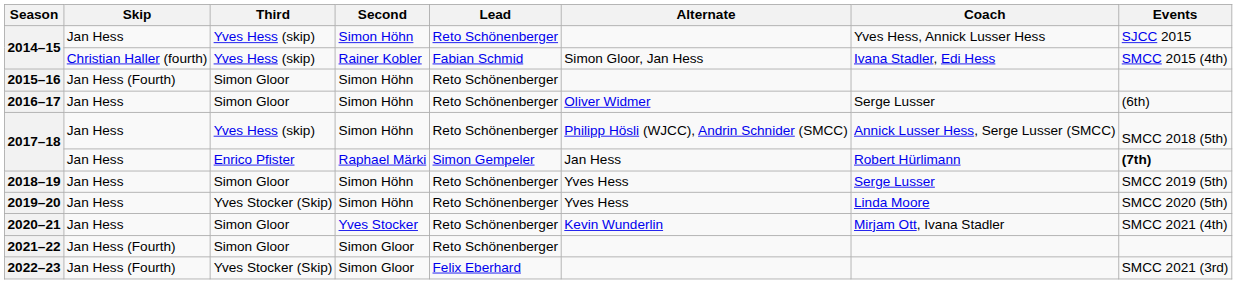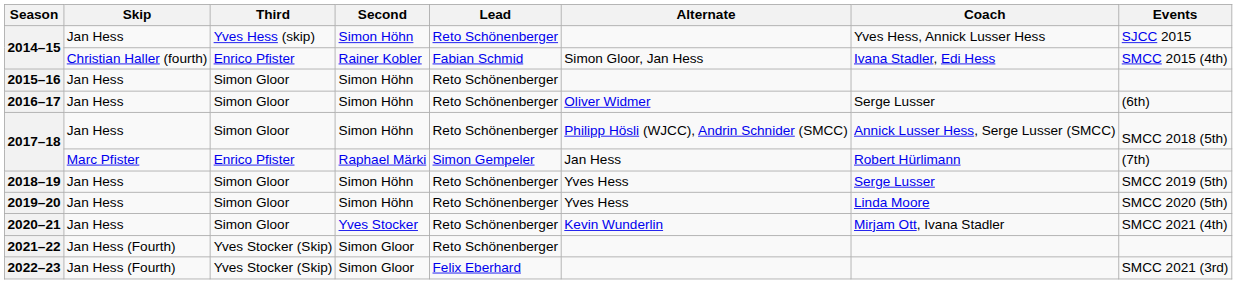(264, 58) Yves Hess (skip) -> (254, 58) Enrico Pfister
(121, 79) Jan Hess (Fourth) -> (95, 79) Jan Hess
(264, 130) Yves Hess (skip) -> (251, 130) Simon Gloor
(95, 159) Jan Hess -> (103, 159) Marc Pfister
(1136, 159) bold -> (1136, 159) normal
(273, 203) Yves Stocker (Skip) -> (251, 203) Simon Gloor
(251, 246) Simon Gloor -> (273, 246) Yves Stocker (Skip)
